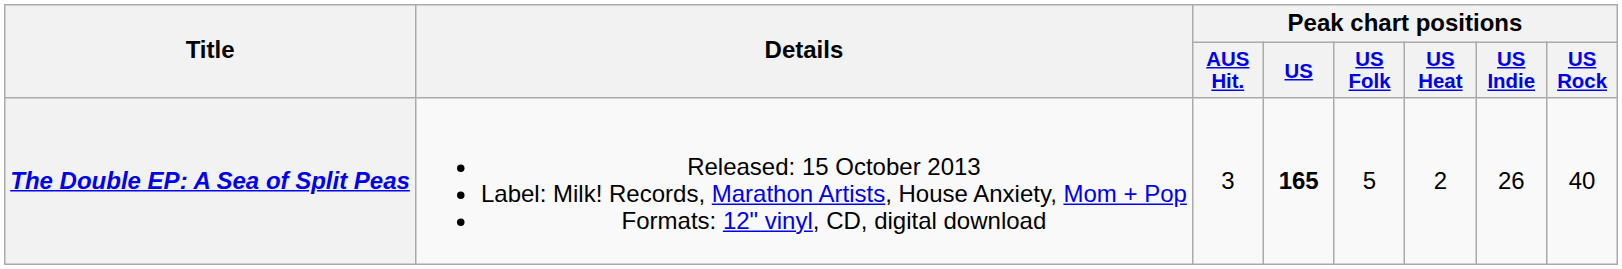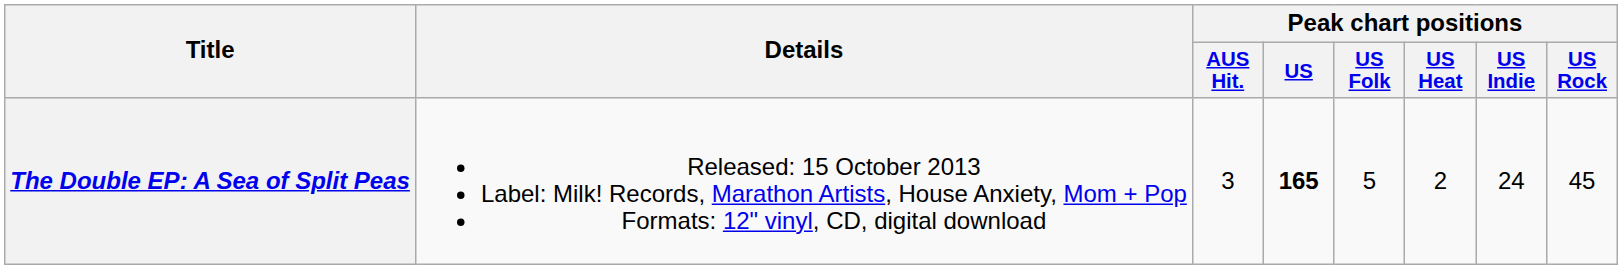(1511, 180) 26 -> (1511, 180) 24
(1582, 180) 40 -> (1582, 180) 45
